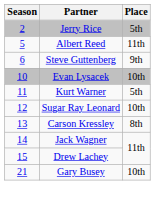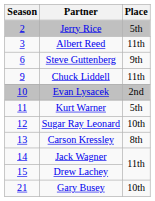(22, 44) 5 -> (22, 44) 3
+ row: (81, 76)
(136, 76) 10th -> (136, 92) 2nd
